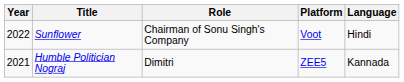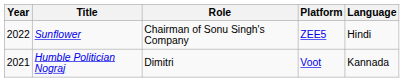(311, 35) Voot -> (313, 35) ZEE5
(313, 63) ZEE5 -> (311, 63) Voot
